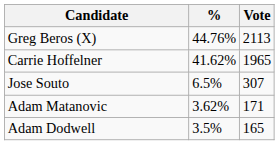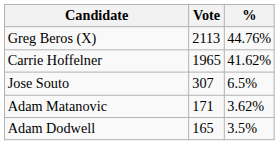columns swapped: (257, 15) <-> (214, 15)
